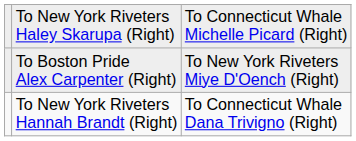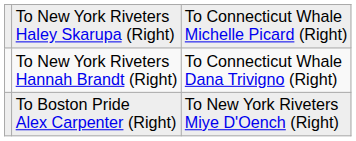rows swapped: (97, 114) <-> (96, 70)
